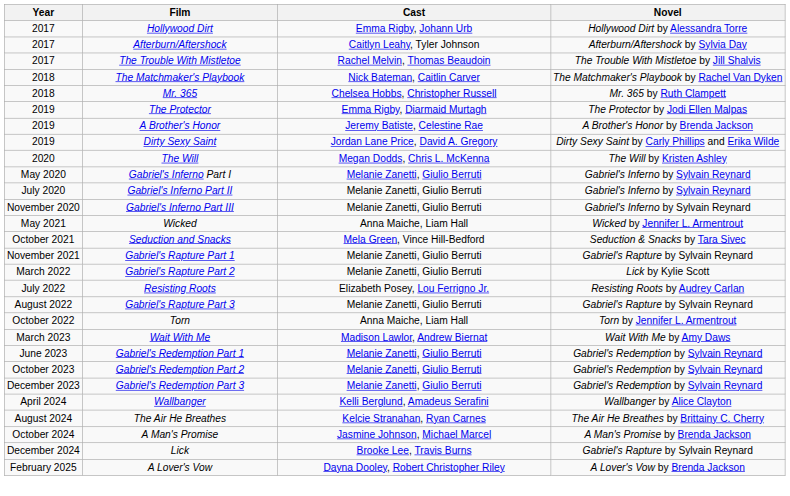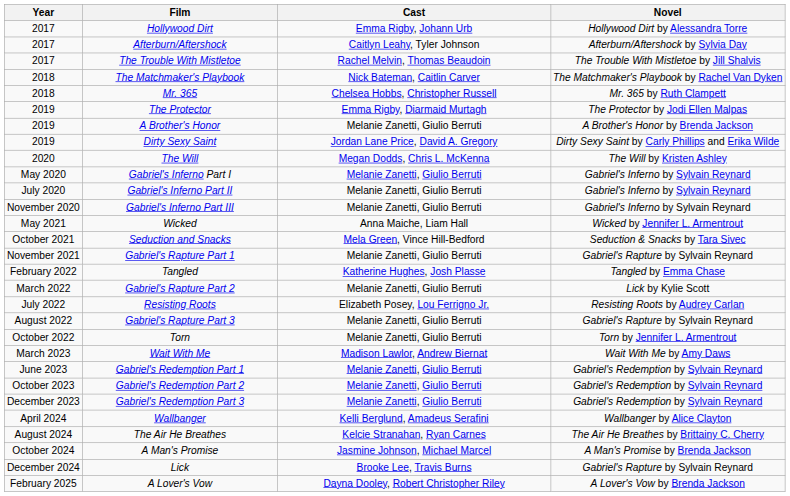(414, 126) Jeremy Batiste, Celestine Rae -> (414, 126) Melanie Zanetti, Giulio Berruti
+ row: (180, 272)
(414, 321) Anna Maiche, Liam Hall -> (414, 337) Melanie Zanetti, Giulio Berruti
